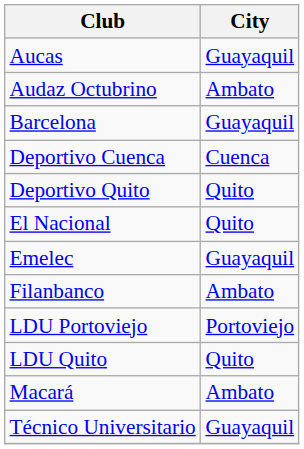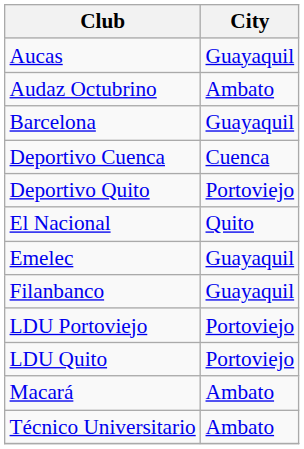(230, 190) Quito -> (250, 190) Portoviejo
(240, 291) Ambato -> (250, 291) Guayaquil
(230, 358) Quito -> (250, 358) Portoviejo
(250, 426) Guayaquil -> (240, 426) Ambato
